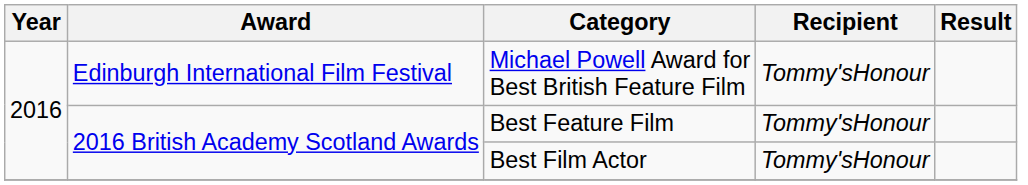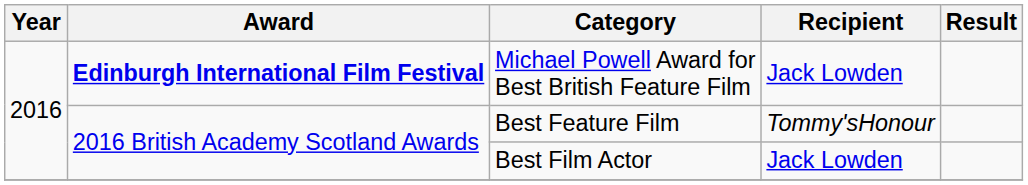(262, 73) normal -> (279, 73) bold
(845, 73) Tommy'sHonour -> (835, 73) Jack Lowden
(845, 160) Tommy'sHonour -> (835, 160) Jack Lowden
